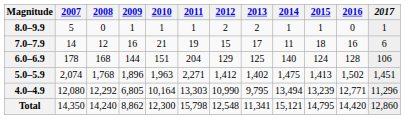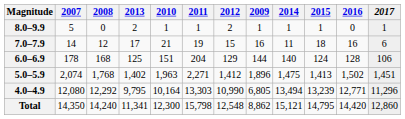columns swapped: (132, 12) <-> (257, 12)
